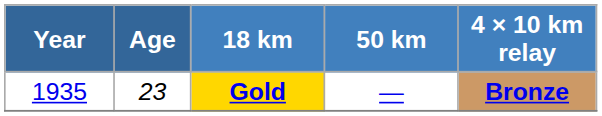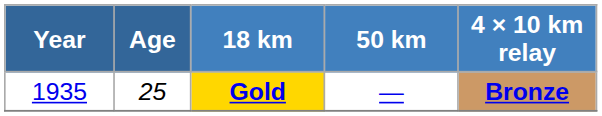(152, 92) 23 -> (152, 92) 25
